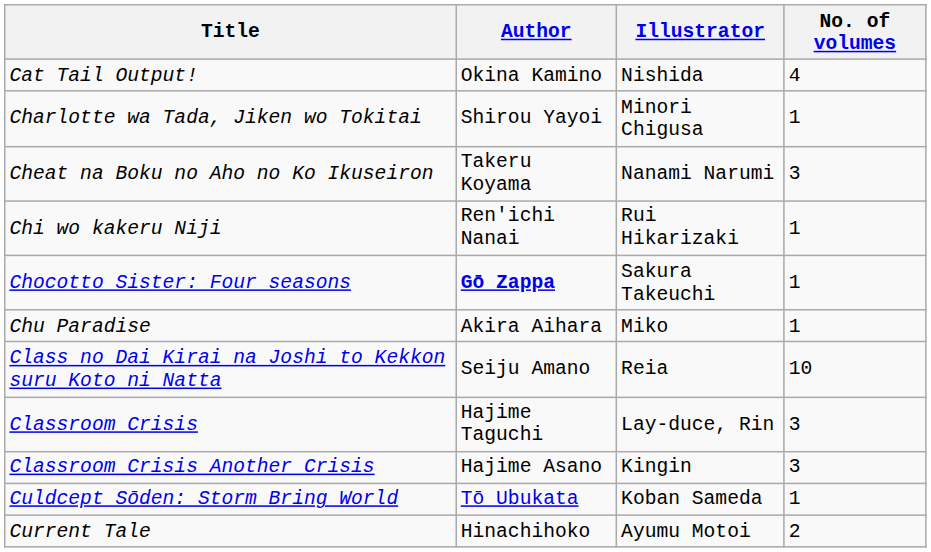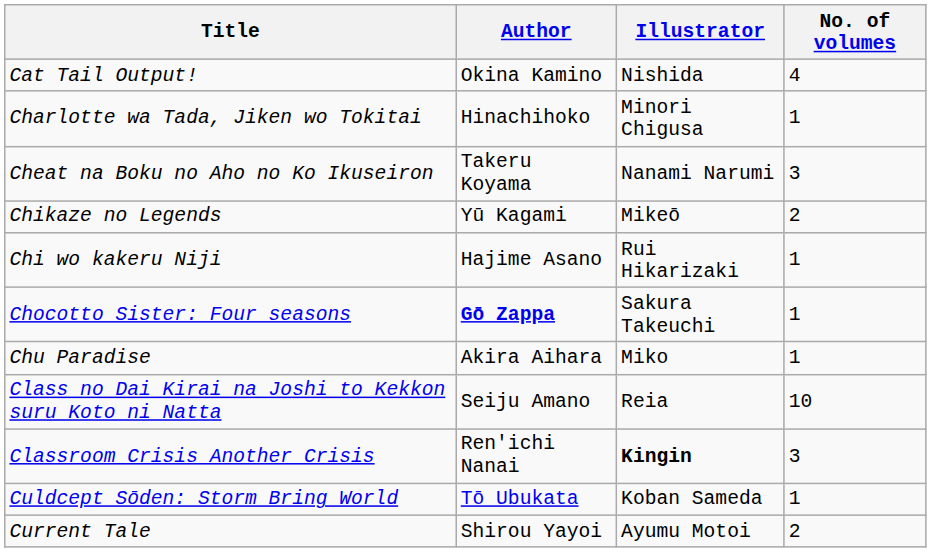(531, 119) Shirou Yayoi -> (526, 119) Hinachihoko
+ row: (115, 217)
(508, 228) Ren'ichi Nanai -> (531, 260) Hajime Asano
- row: (104, 424)
(531, 467) Hajime Asano -> (508, 456) Ren'ichi Nanai
(656, 467) normal -> (656, 456) bold
(526, 531) Hinachihoko -> (531, 531) Shirou Yayoi
